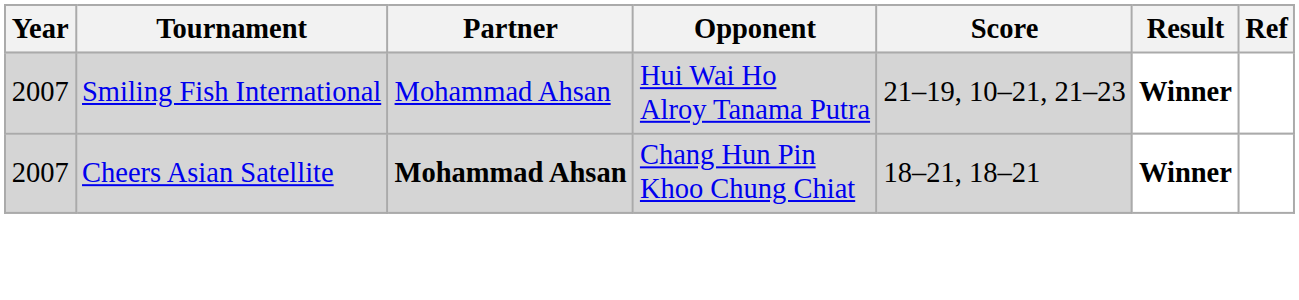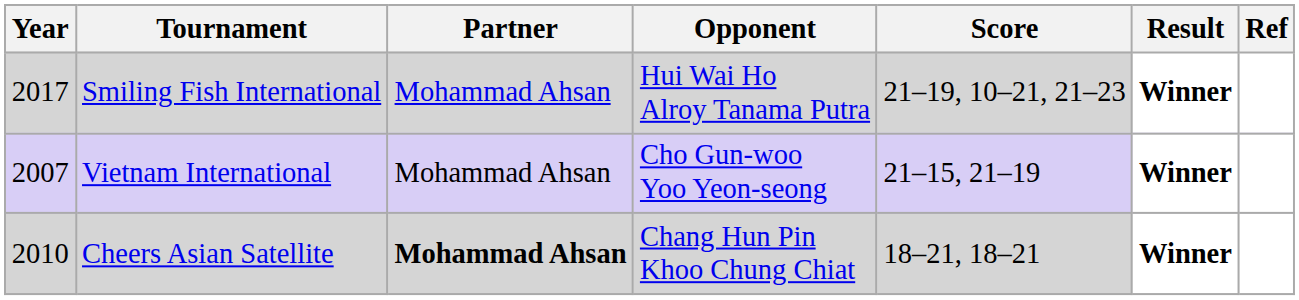(40, 92) 2007 -> (40, 92) 2017
+ row: (207, 172)
(40, 172) 2007 -> (40, 253) 2010
